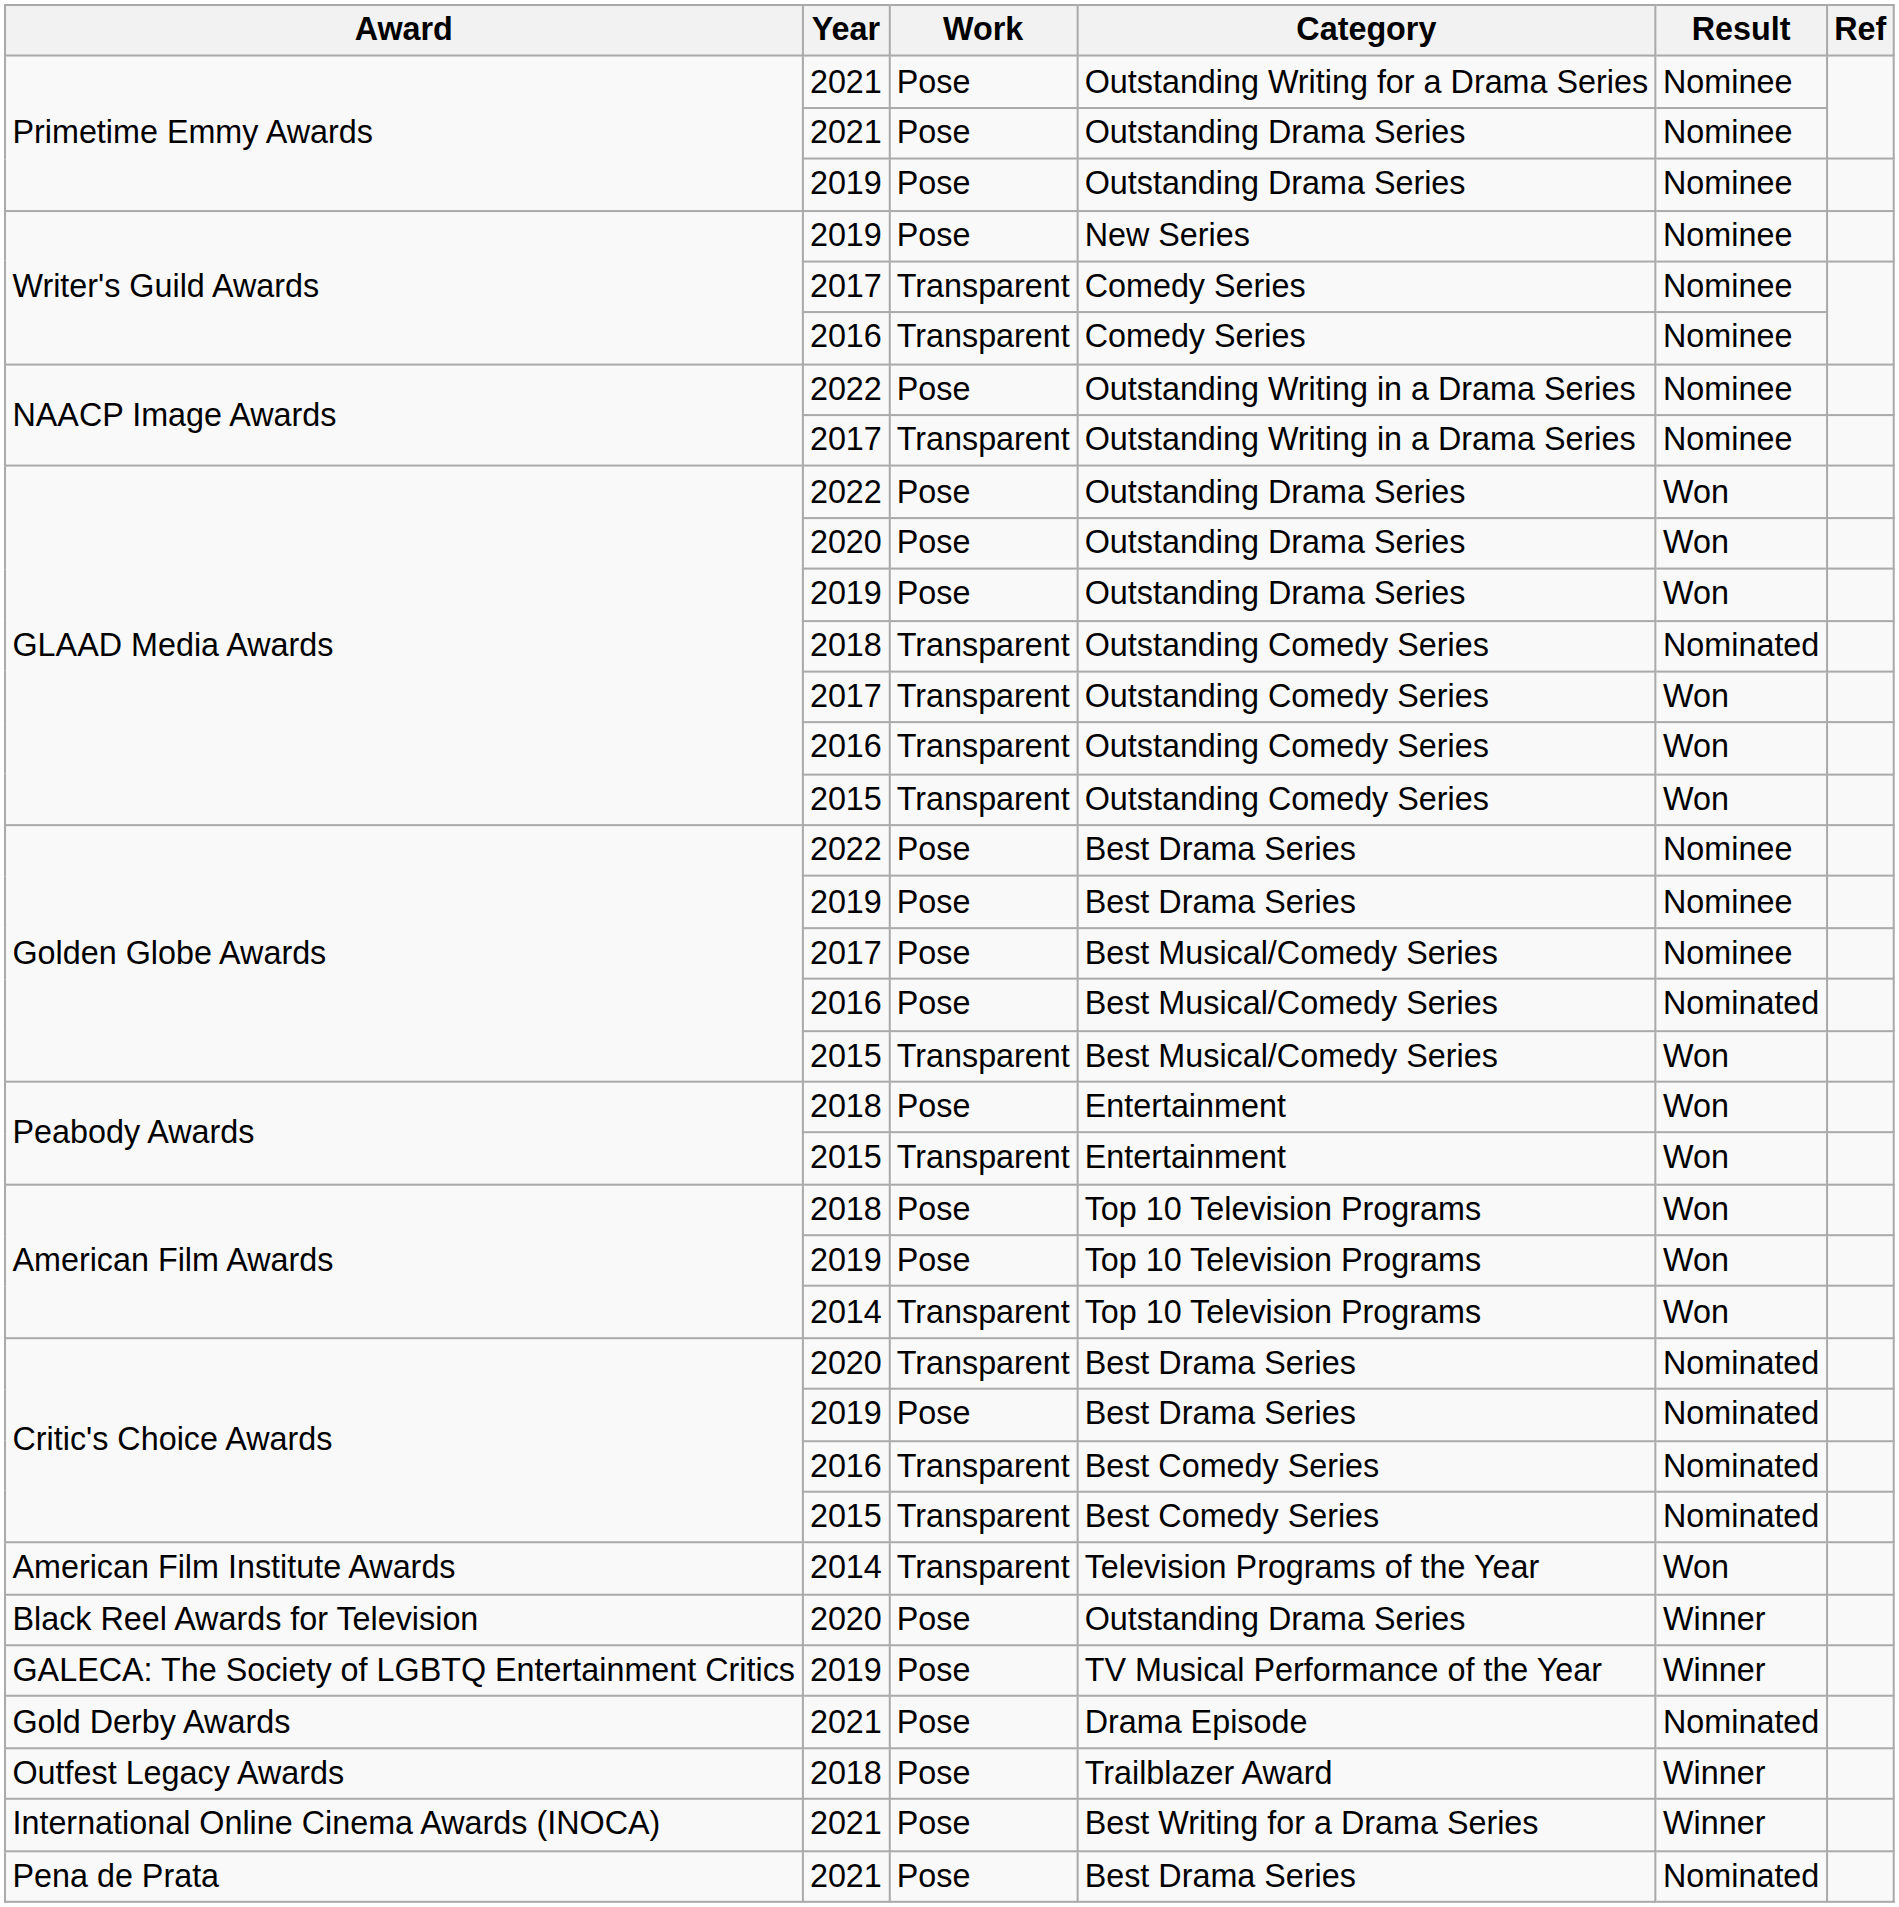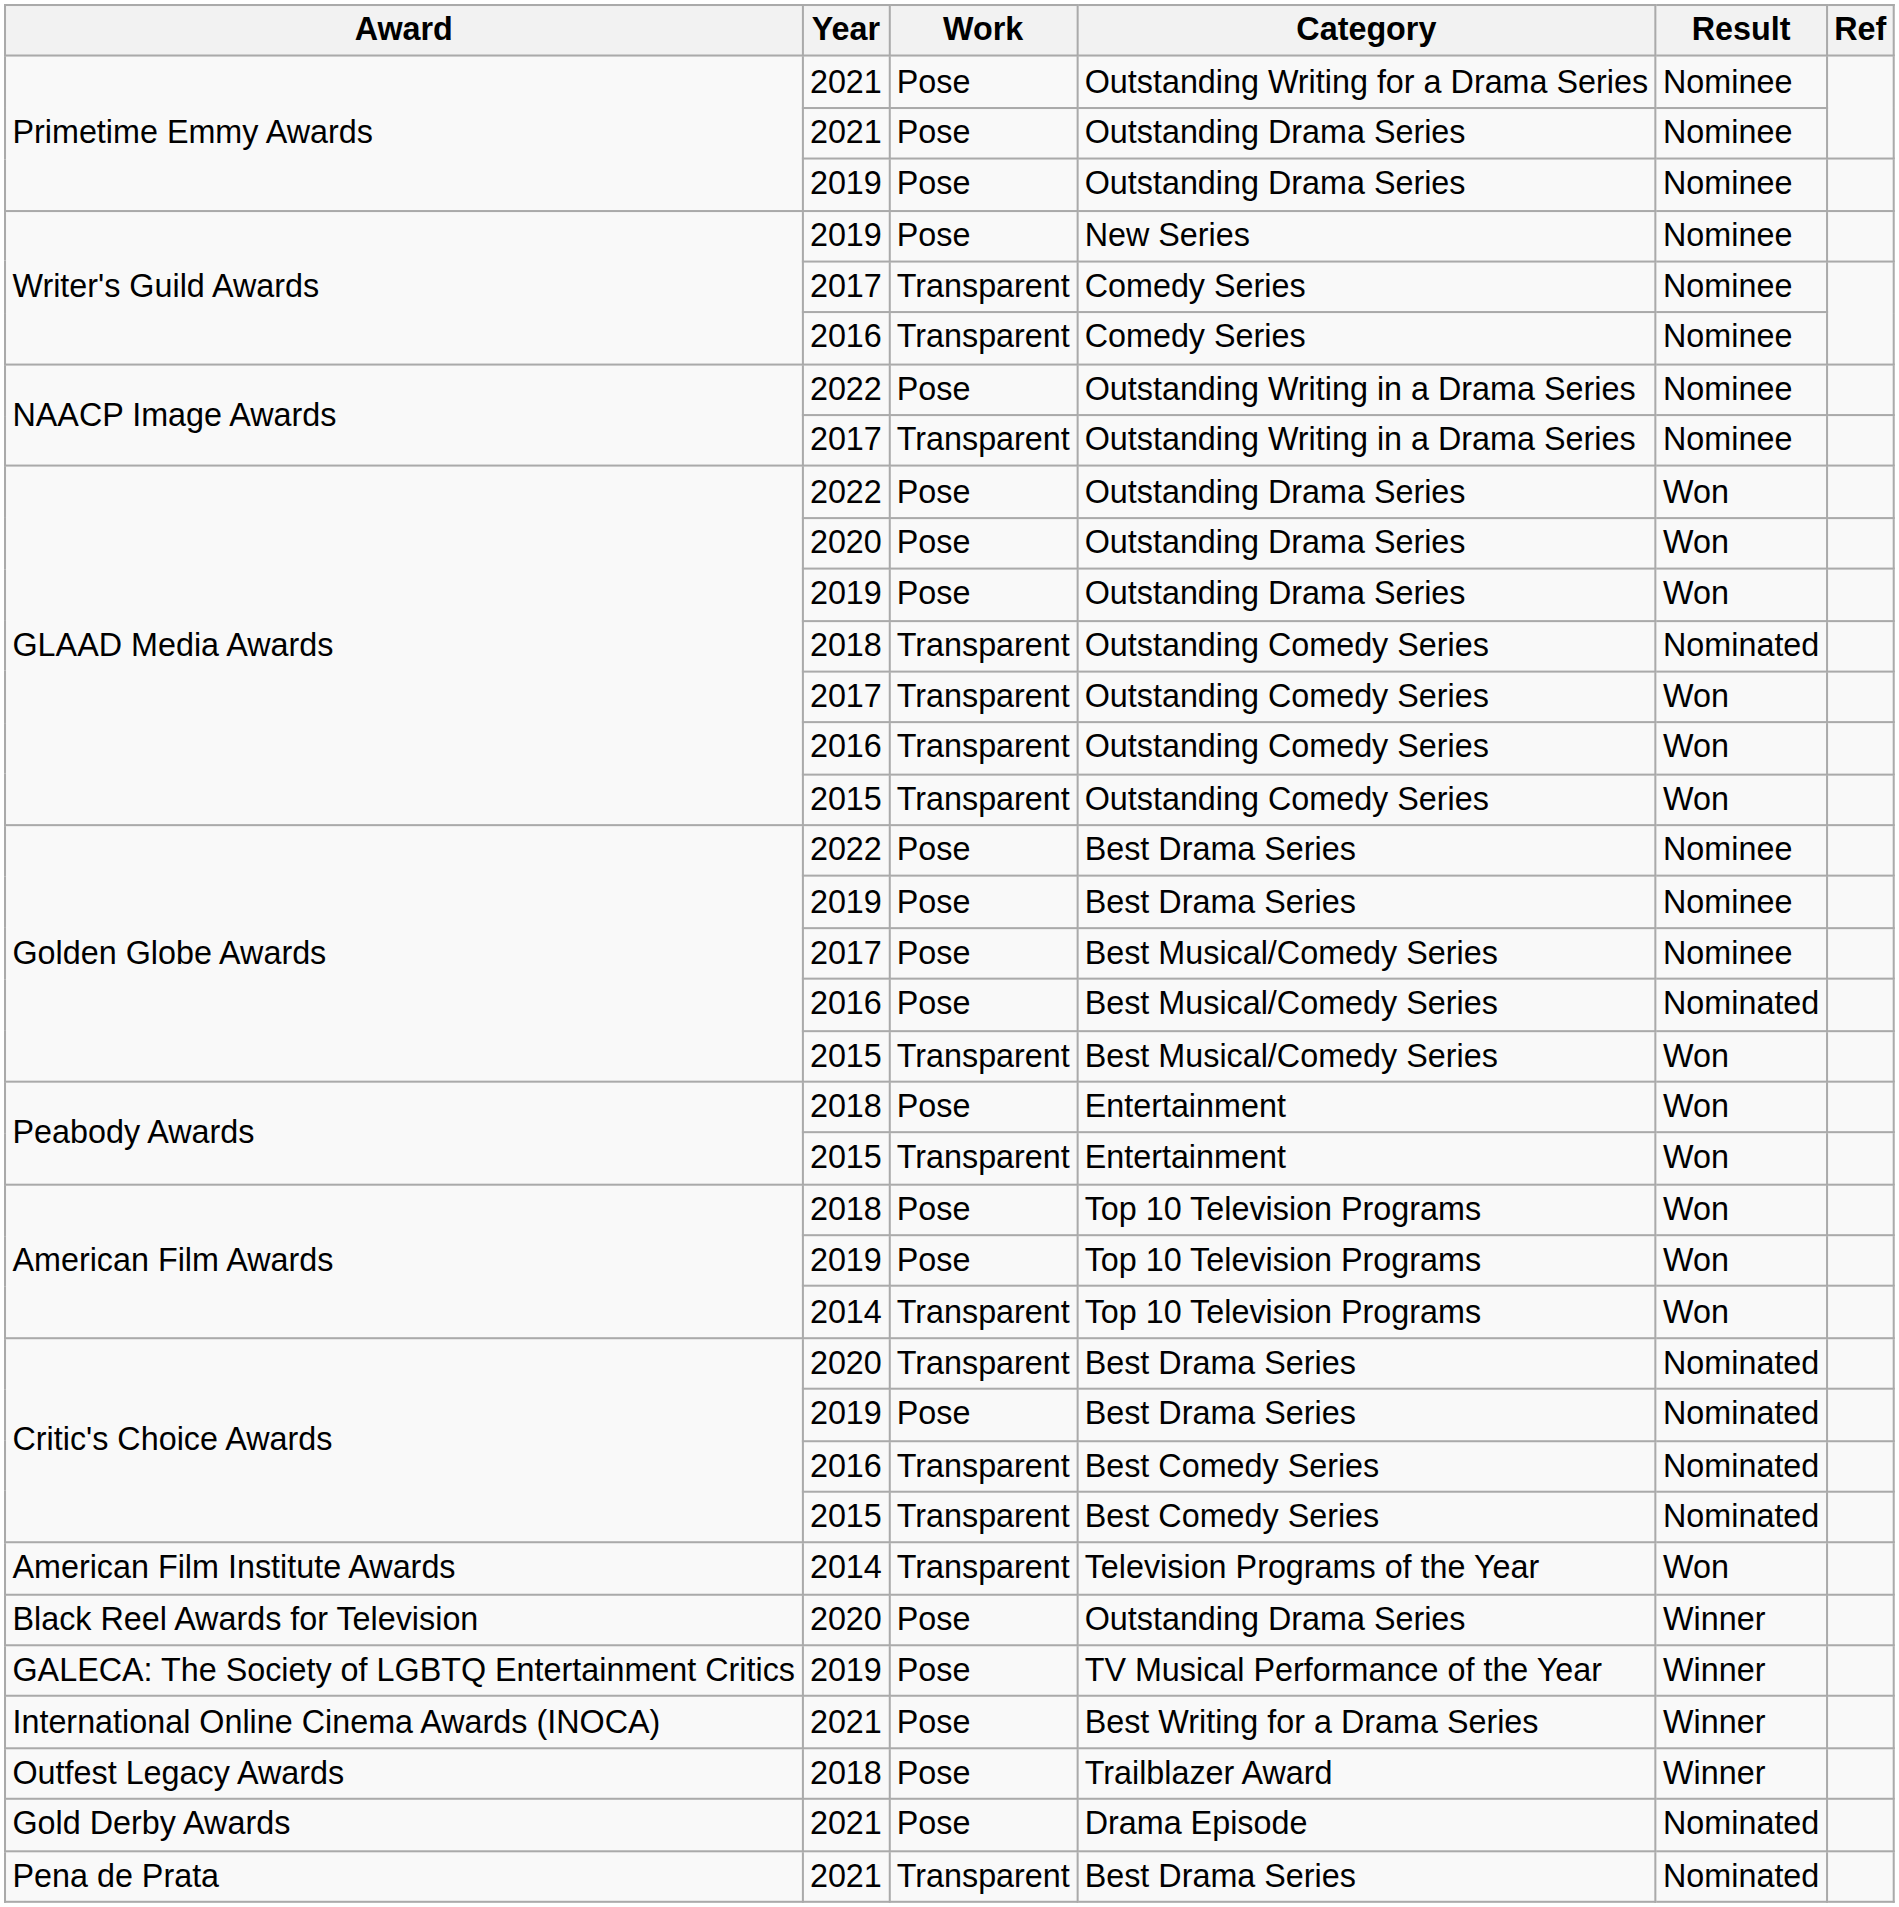rows swapped: (846, 1824) <-> (846, 1721)
(934, 1875) Pose -> (983, 1875) Transparent
